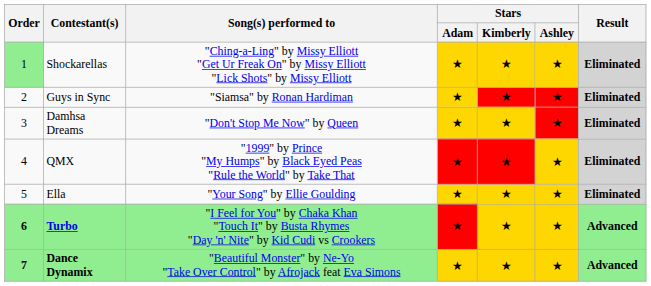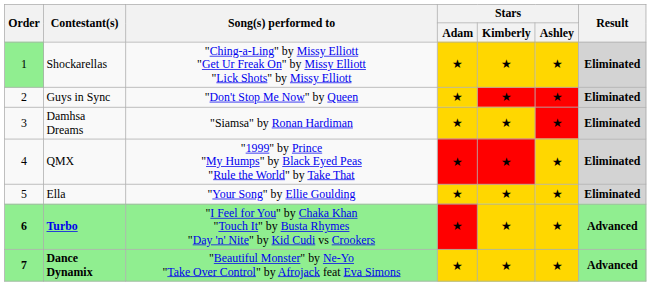(281, 97) "Siamsa" by Ronan Hardiman -> (281, 97) "Don't Stop Me Now" by Queen
(281, 123) "Don't Stop Me Now" by Queen -> (281, 123) "Siamsa" by Ronan Hardiman
